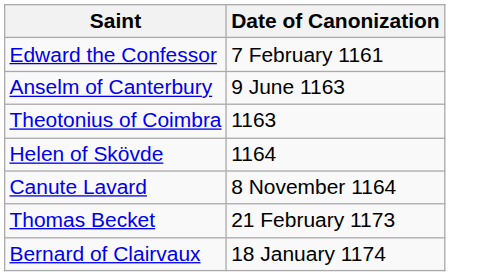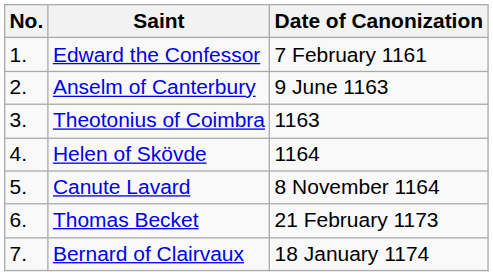+ column: (26, 21)
